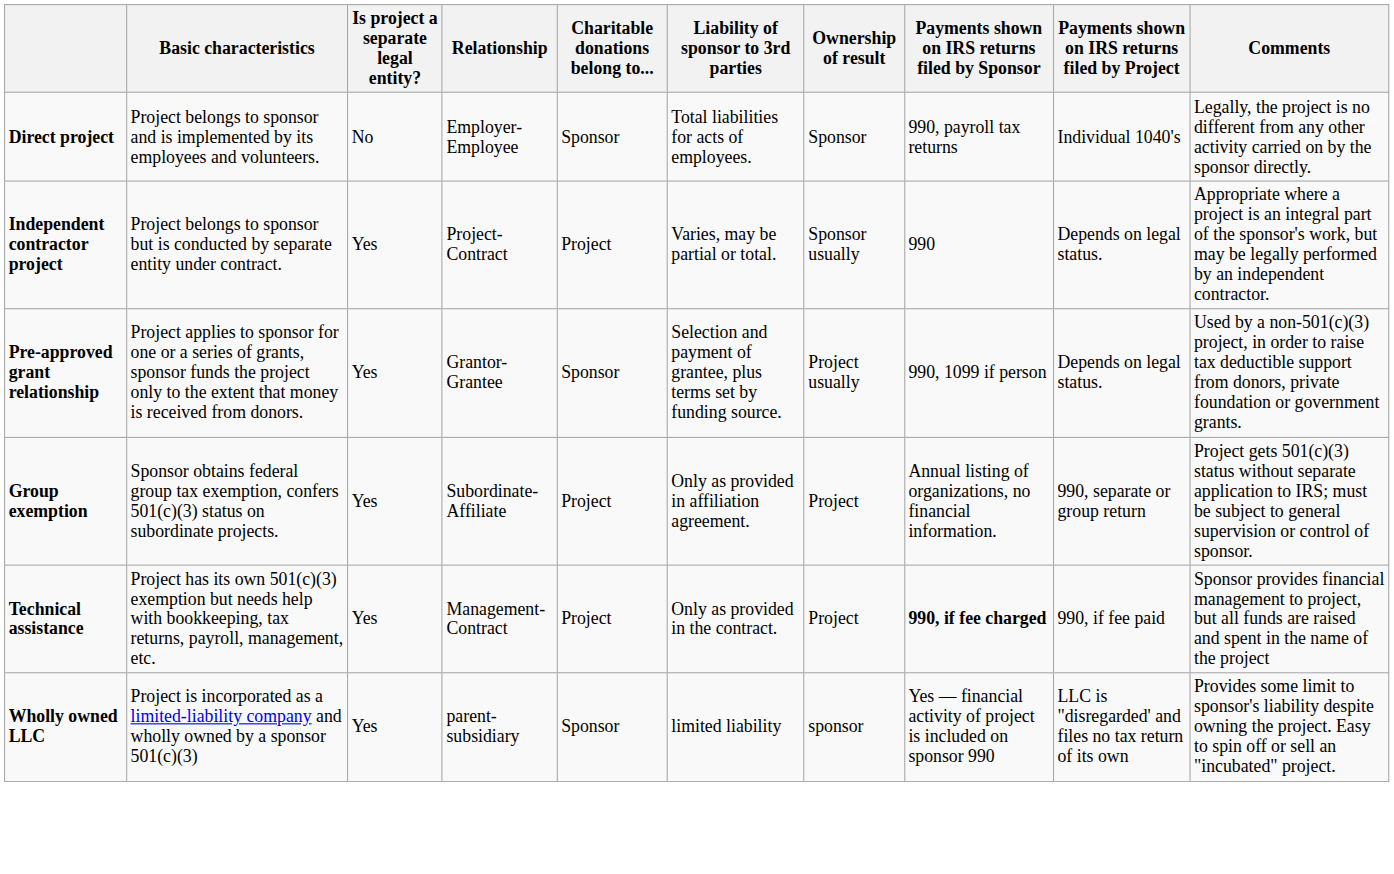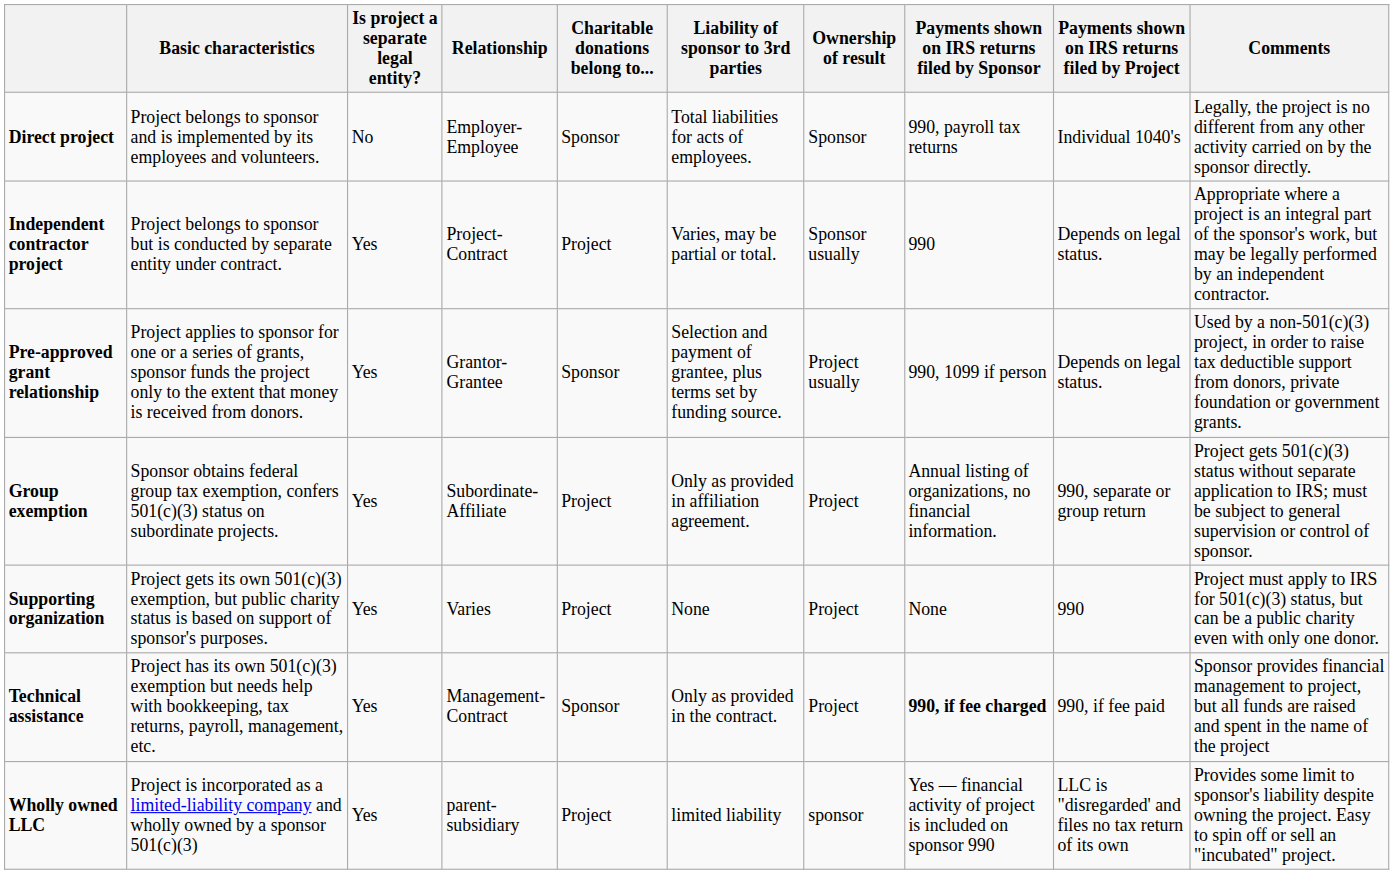+ row: (56, 608)
(586, 618) Project -> (590, 707) Sponsor
(590, 727) Sponsor -> (586, 815) Project
